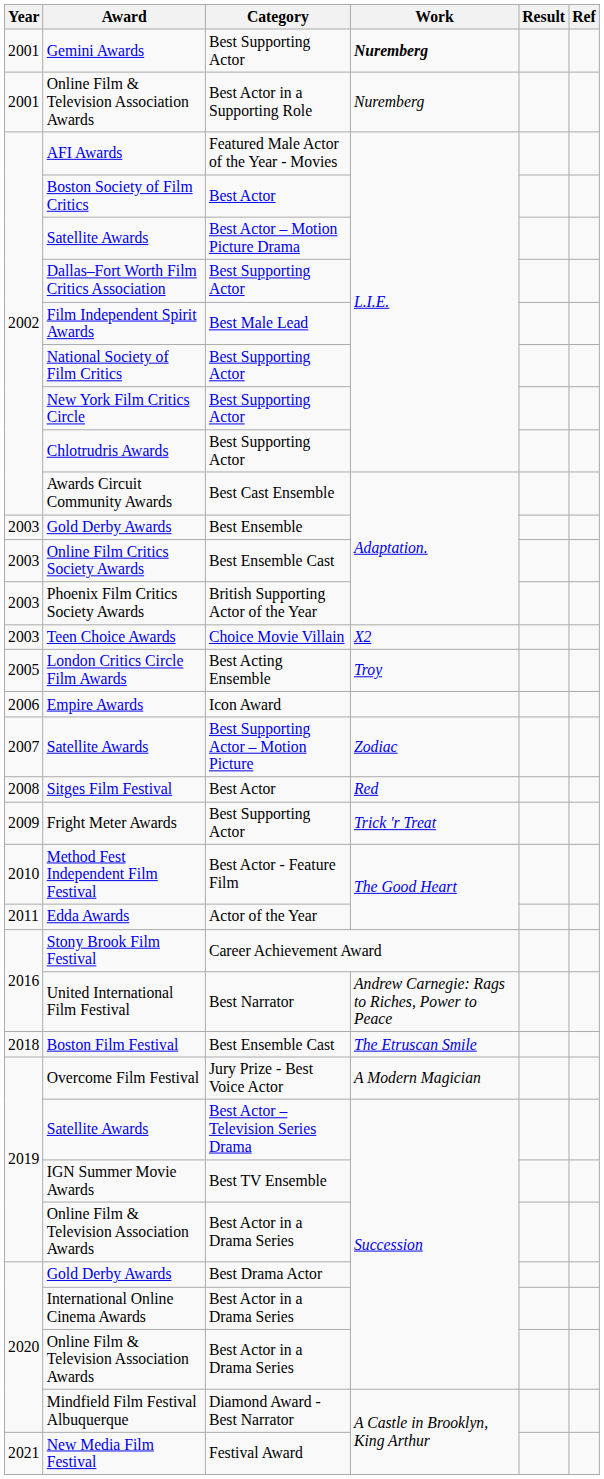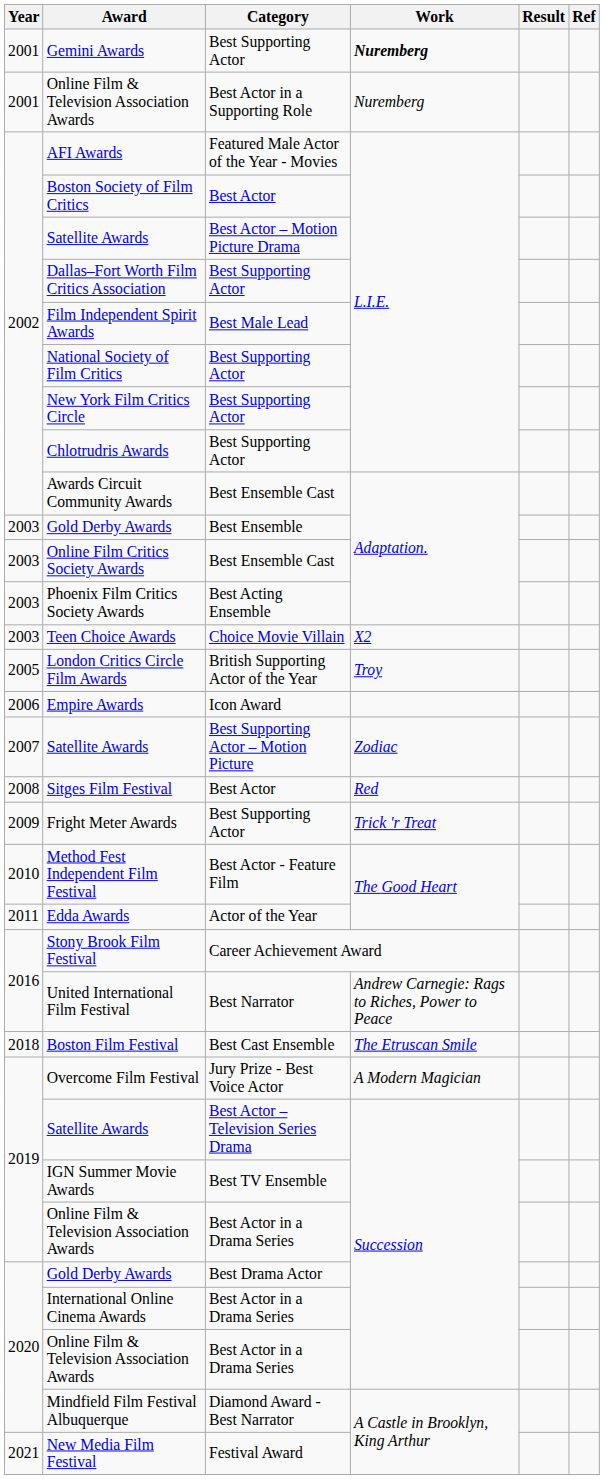(272, 493) Best Cast Ensemble -> (272, 493) Best Ensemble Cast
(267, 603) British Supporting Actor of the Year -> (246, 603) Best Acting Ensemble
(246, 670) Best Acting Ensemble -> (267, 670) British Supporting Actor of the Year
(272, 1044) Best Ensemble Cast -> (272, 1044) Best Cast Ensemble
